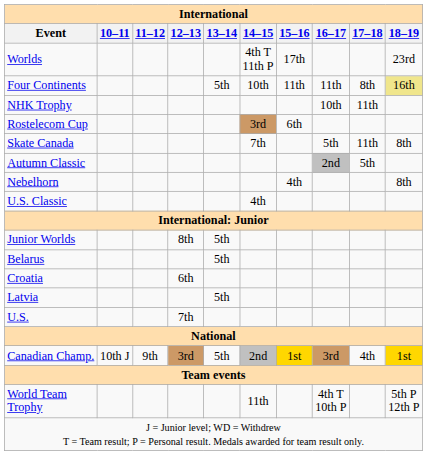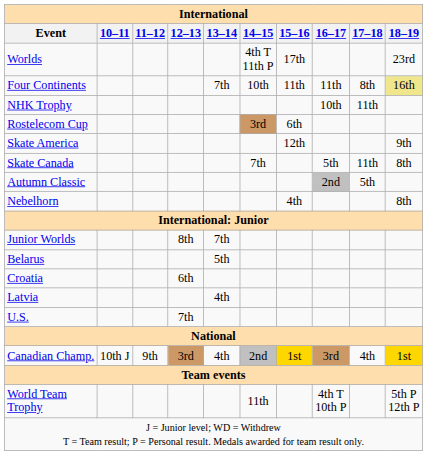(222, 85) 5th -> (222, 85) 7th
+ row: (43, 143)
- row: (37, 201)
(222, 239) 5th -> (222, 239) 7th
(222, 297) 5th -> (222, 297) 4th
(222, 355) 5th -> (222, 355) 4th
